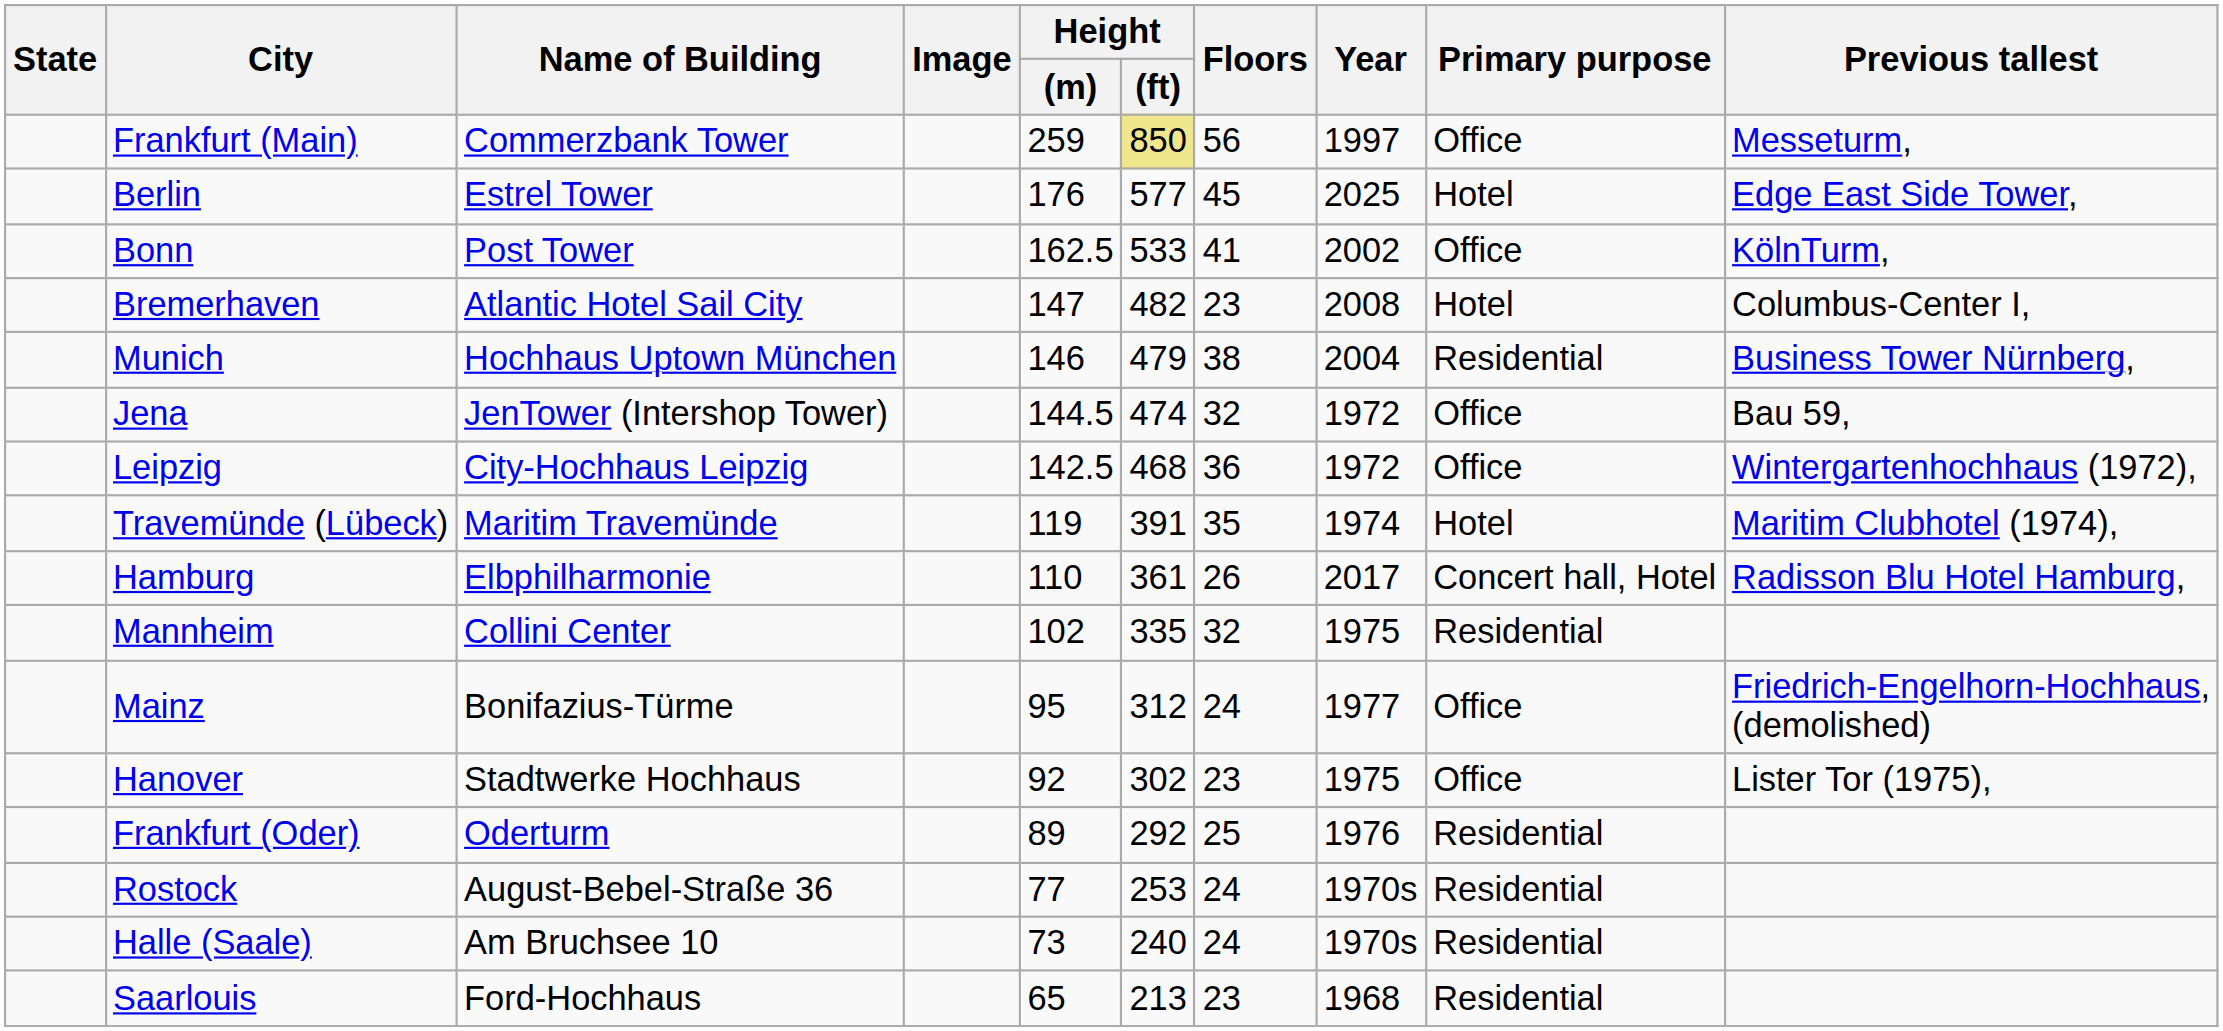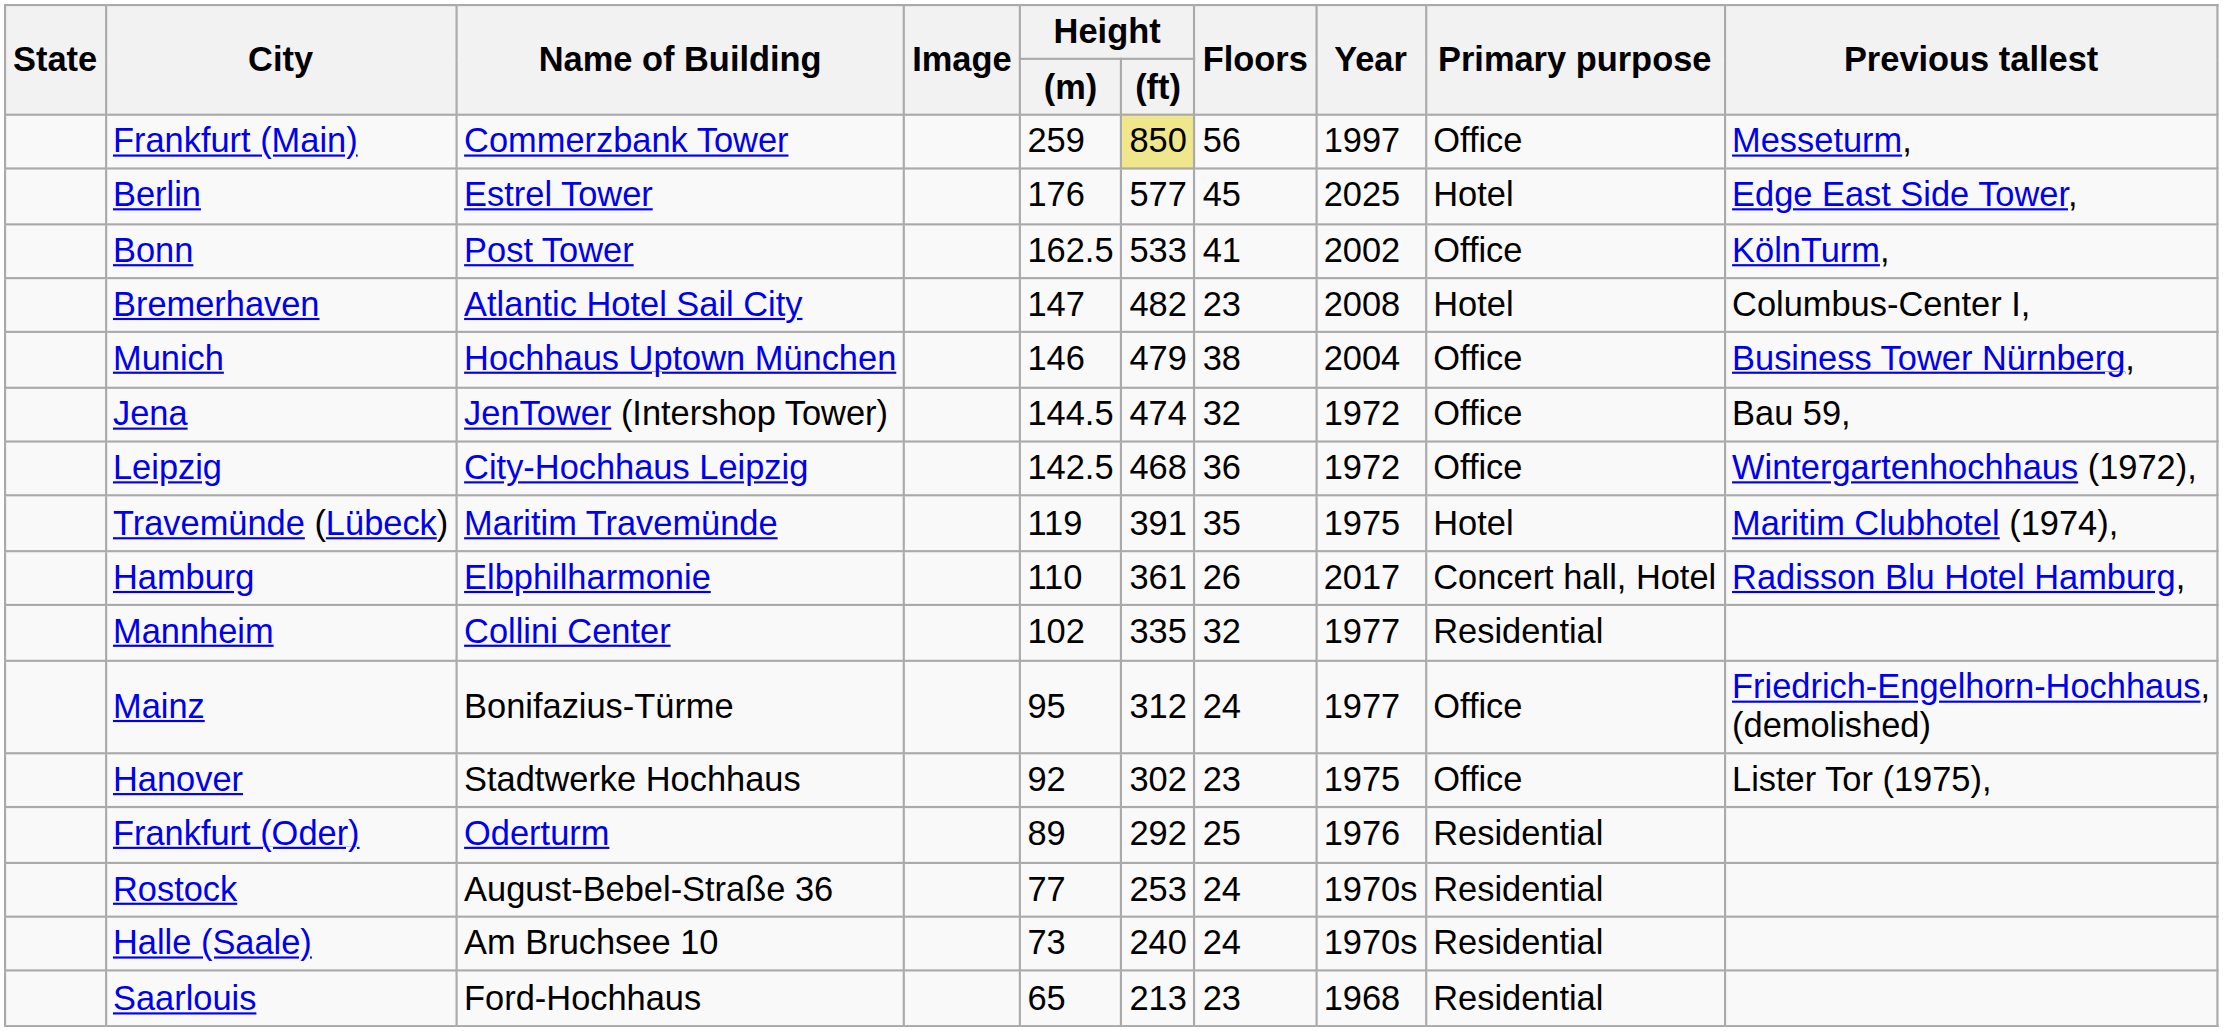(1518, 359) Residential -> (1478, 359) Office
(1362, 522) 1974 -> (1362, 522) 1975
(1362, 631) 1975 -> (1362, 631) 1977
